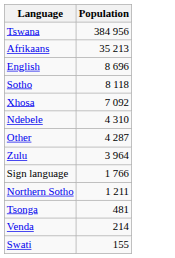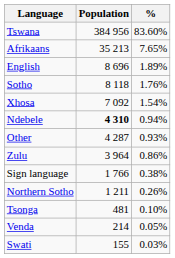+ column: (151, 13)
(117, 120) normal -> (117, 120) bold
